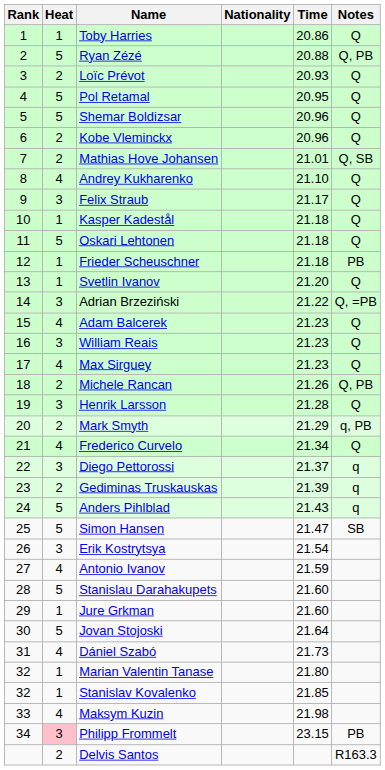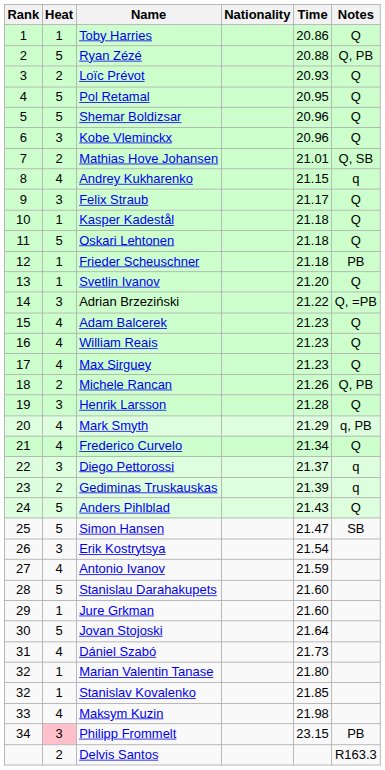(59, 138) 2 -> (59, 138) 3
(313, 179) 21.10 -> (313, 179) 21.15
(356, 179) Q -> (356, 179) q
(59, 343) 3 -> (59, 343) 4
(59, 425) 2 -> (59, 425) 4
(356, 508) q -> (356, 508) Q
